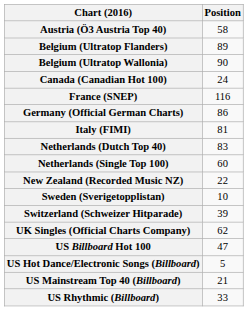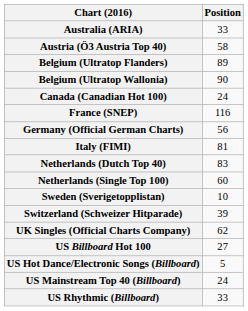+ row: (103, 29)
(223, 113) 86 -> (223, 130) 56
- row: (103, 180)
(223, 247) 47 -> (223, 247) 27
(223, 280) 21 -> (223, 280) 24
